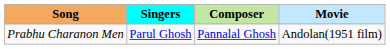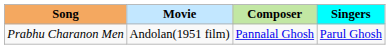columns swapped: (332, 14) <-> (161, 14)
